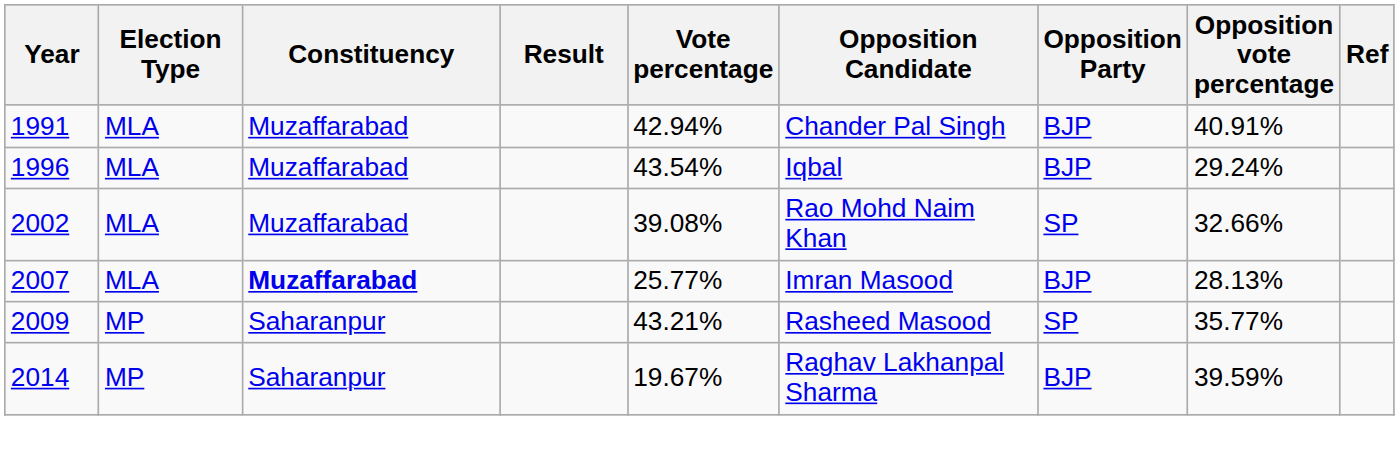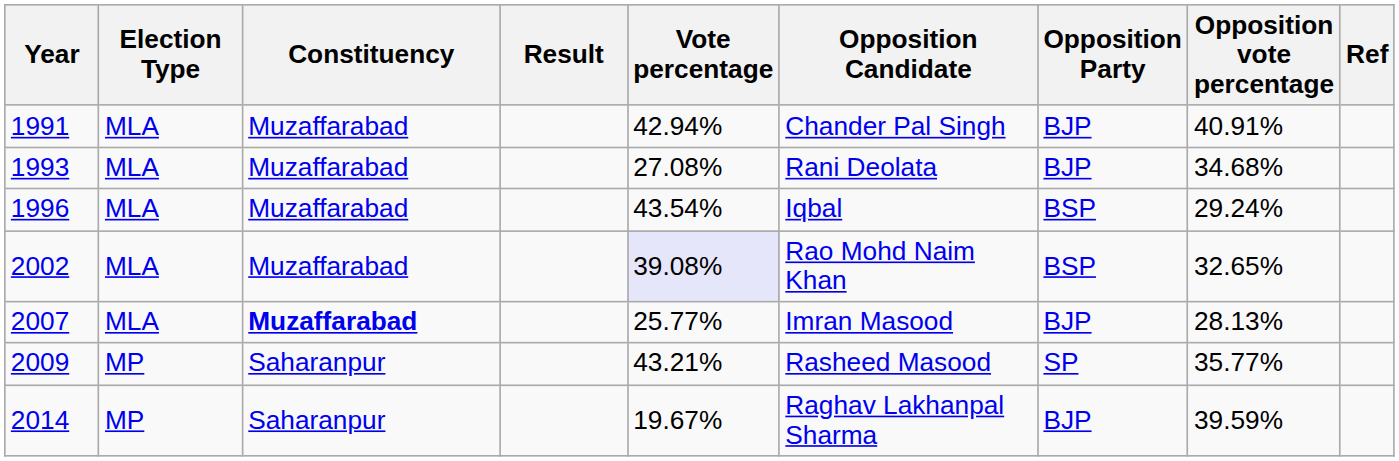+ row: (40, 167)
(1067, 167) BJP -> (1070, 209) BSP
(678, 223) no background -> (678, 265) lavender background
(1061, 223) SP -> (1070, 265) BSP
(1238, 223) 32.66% -> (1238, 265) 32.65%
